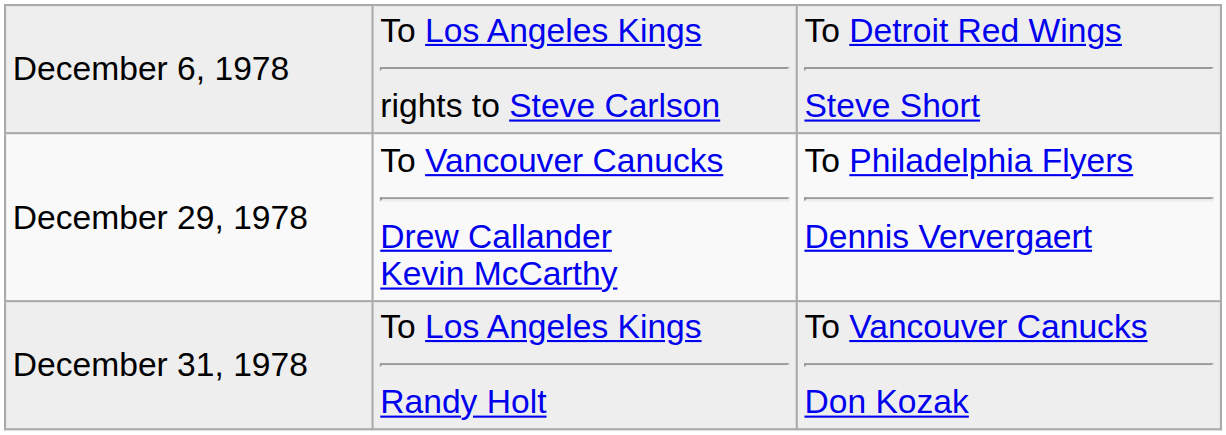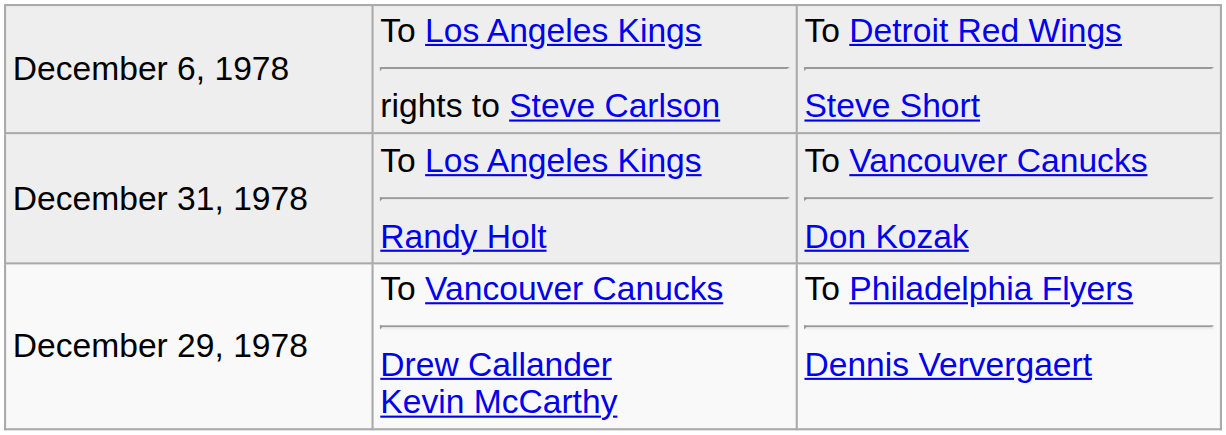rows swapped: (160, 216) <-> (160, 364)
